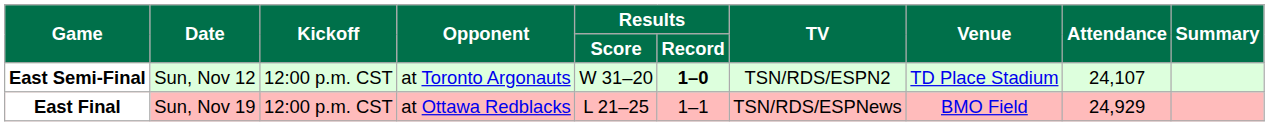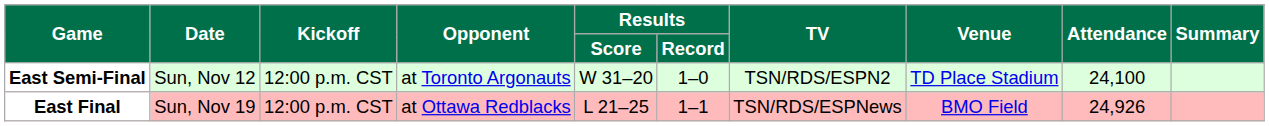(693, 78) bold -> (693, 78) normal
(1117, 78) 24,107 -> (1117, 78) 24,100
(1117, 107) 24,929 -> (1117, 107) 24,926
